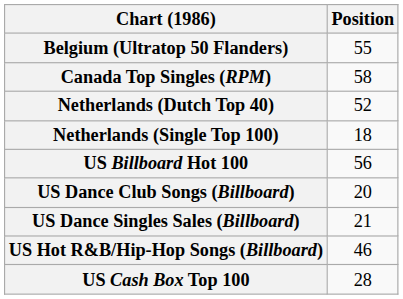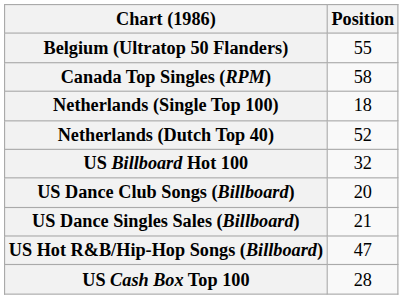rows swapped: (166, 105) <-> (166, 134)
(363, 163) 56 -> (363, 163) 32
(363, 250) 46 -> (363, 250) 47
